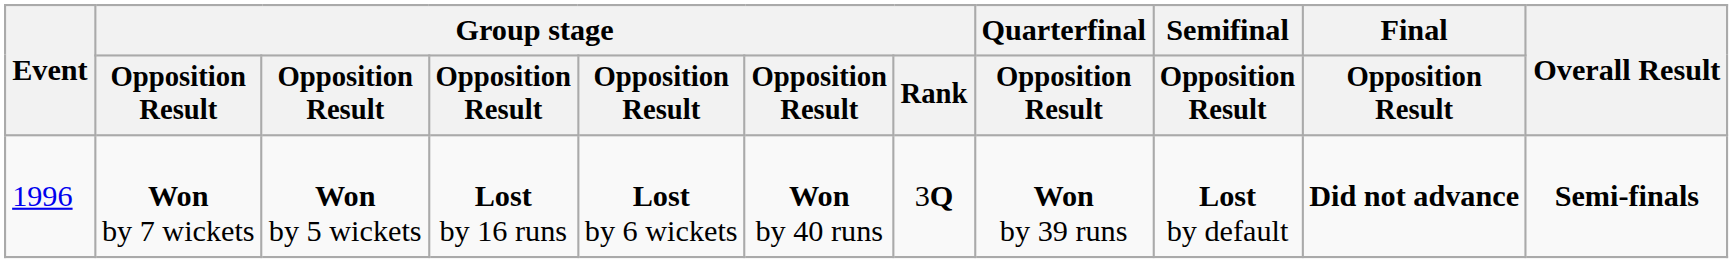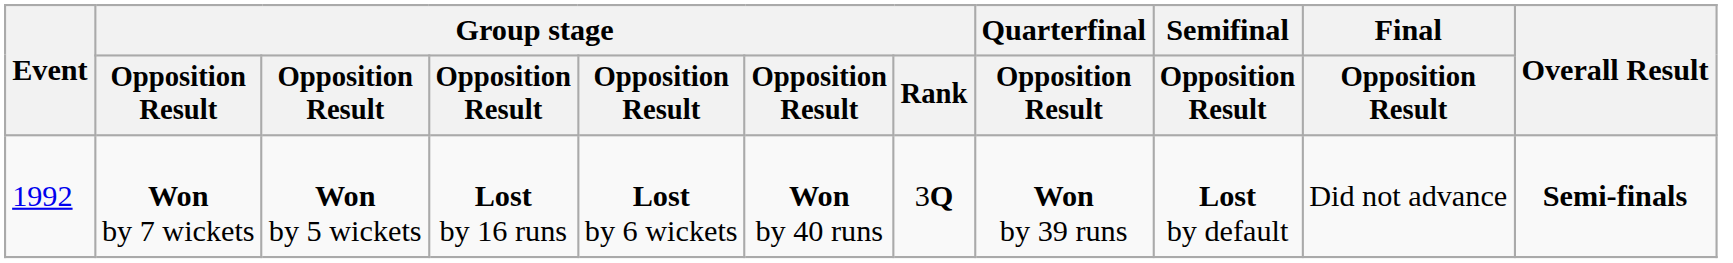(42, 196) 1996 -> (42, 196) 1992
(1414, 196) bold -> (1408, 196) normal
